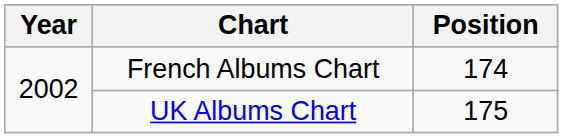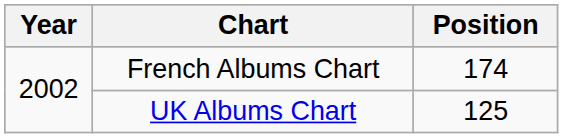(486, 111) 175 -> (486, 111) 125
